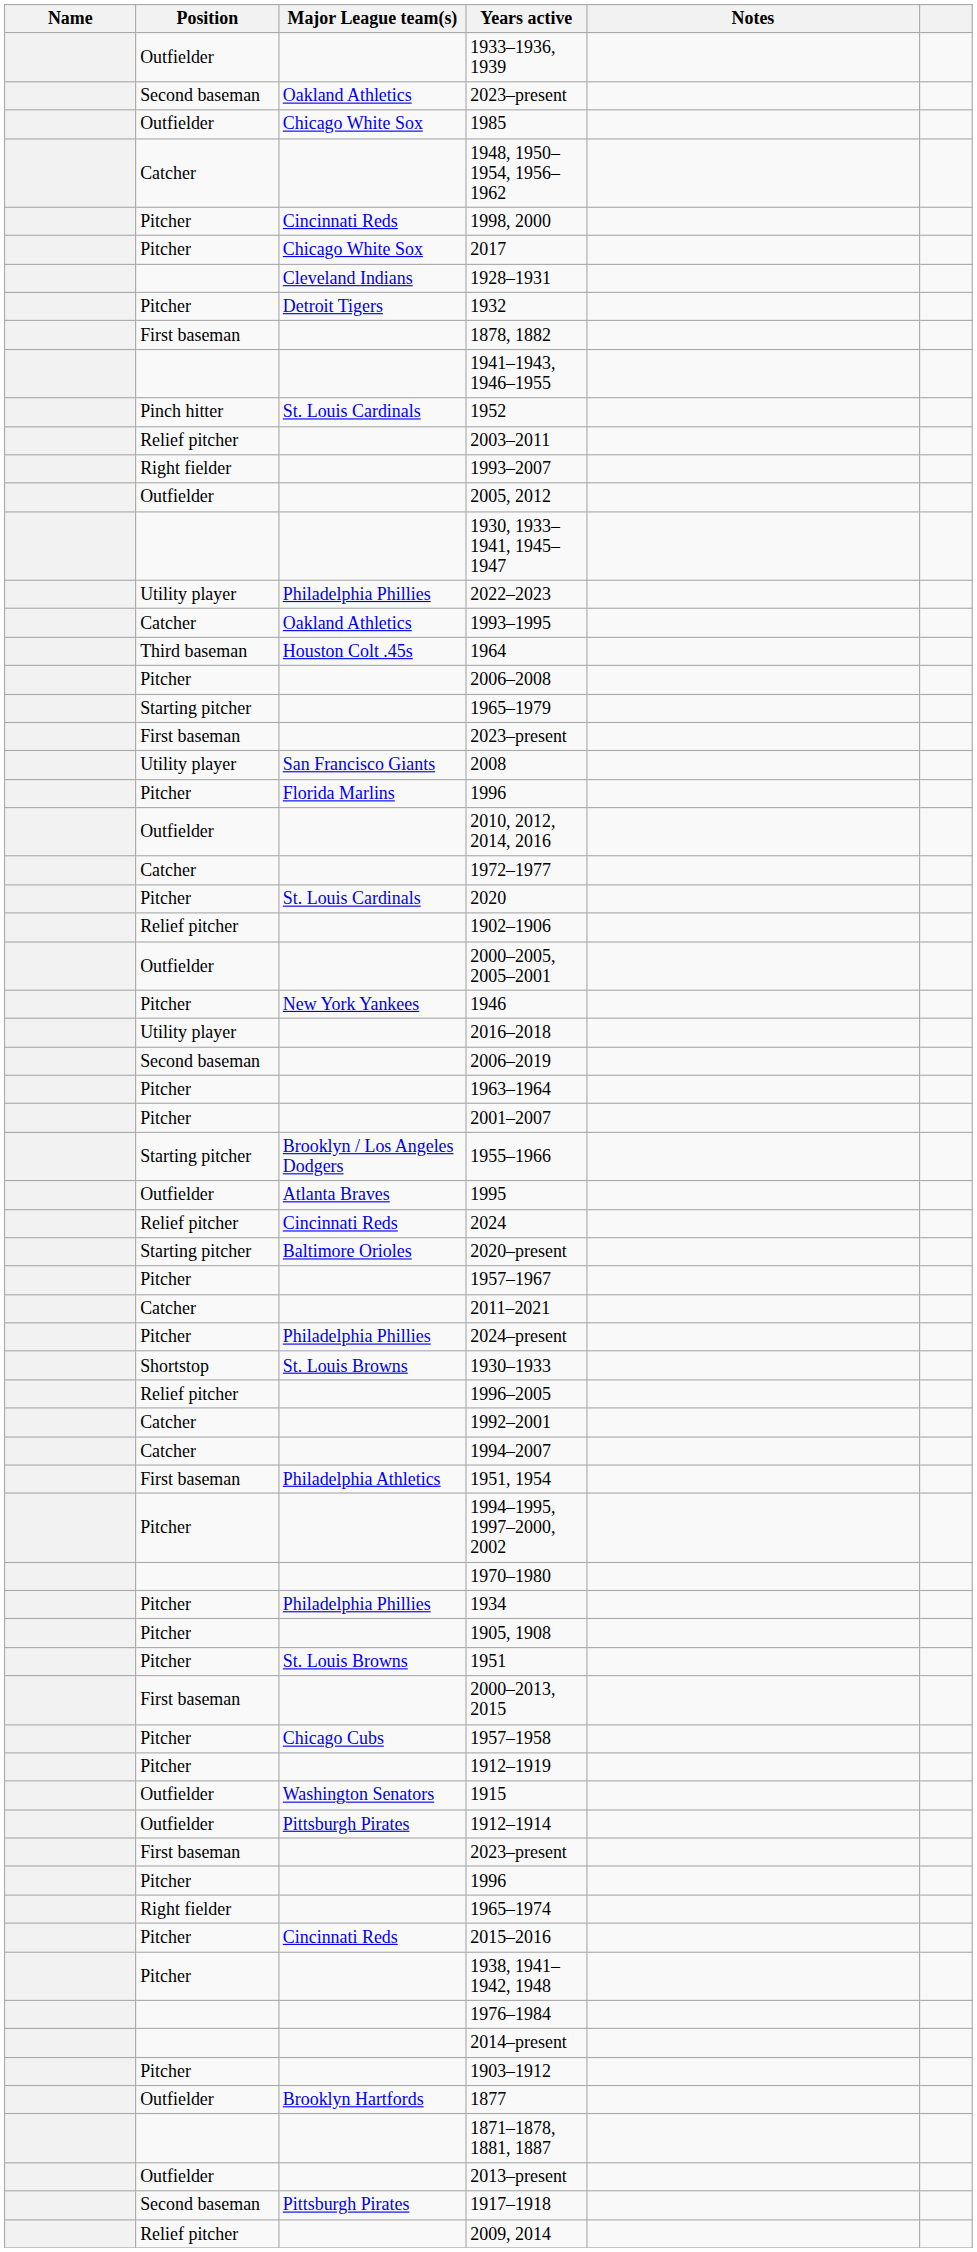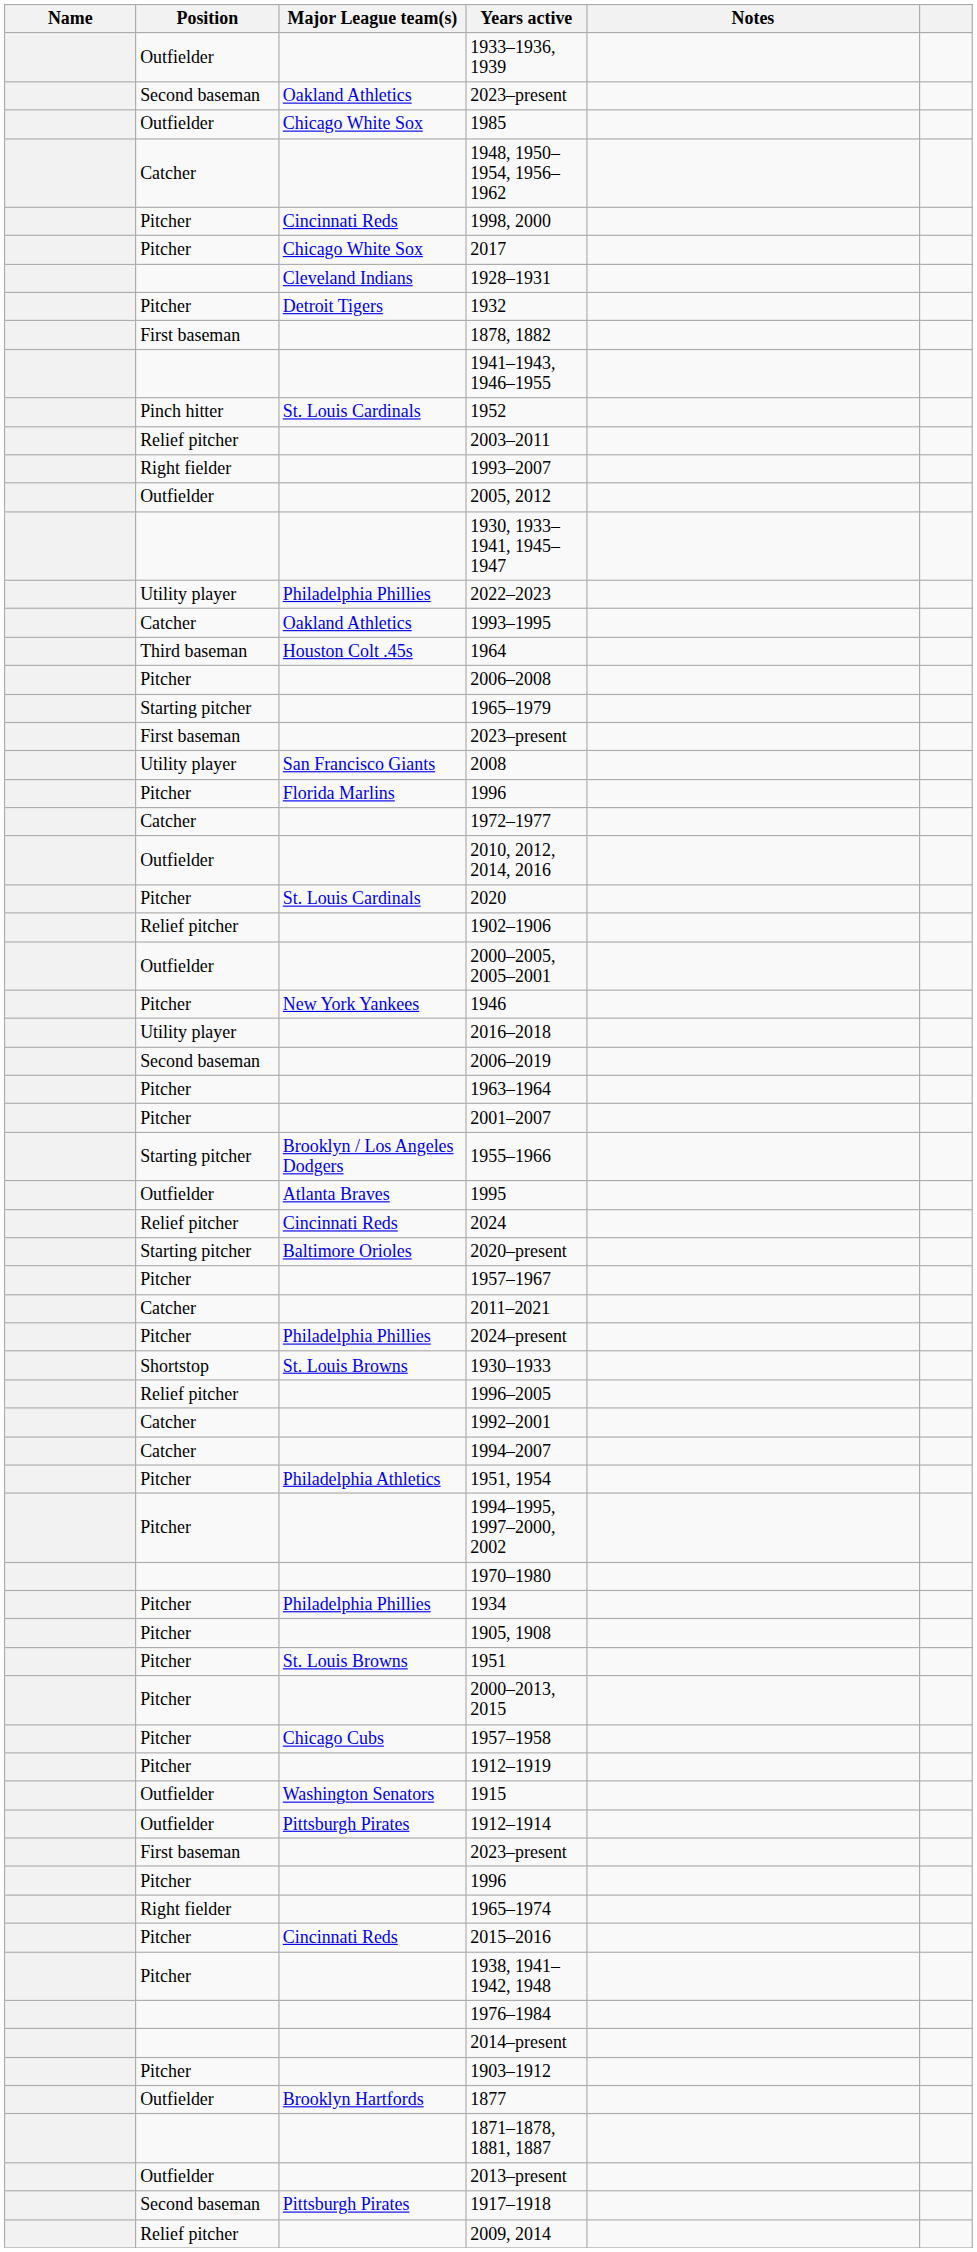rows swapped: (372, 870) <-> (372, 832)
(190, 1479) First baseman -> (166, 1479) Pitcher
(190, 1699) First baseman -> (166, 1699) Pitcher
